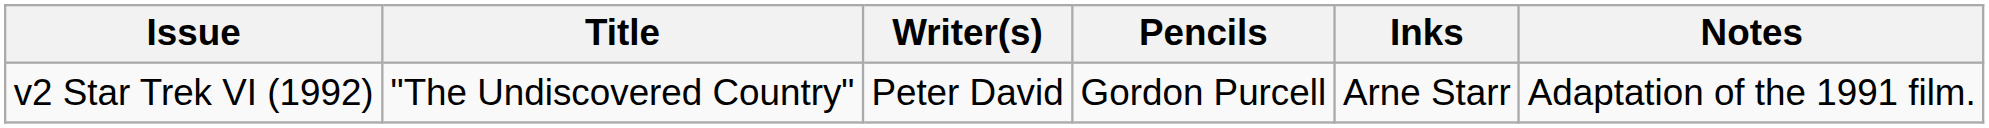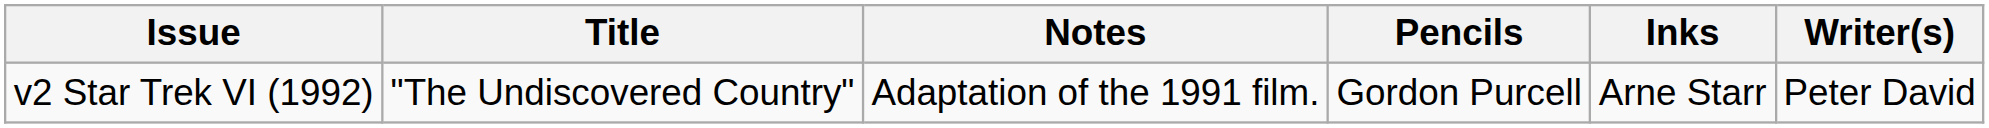columns swapped: (968, 33) <-> (1752, 33)
